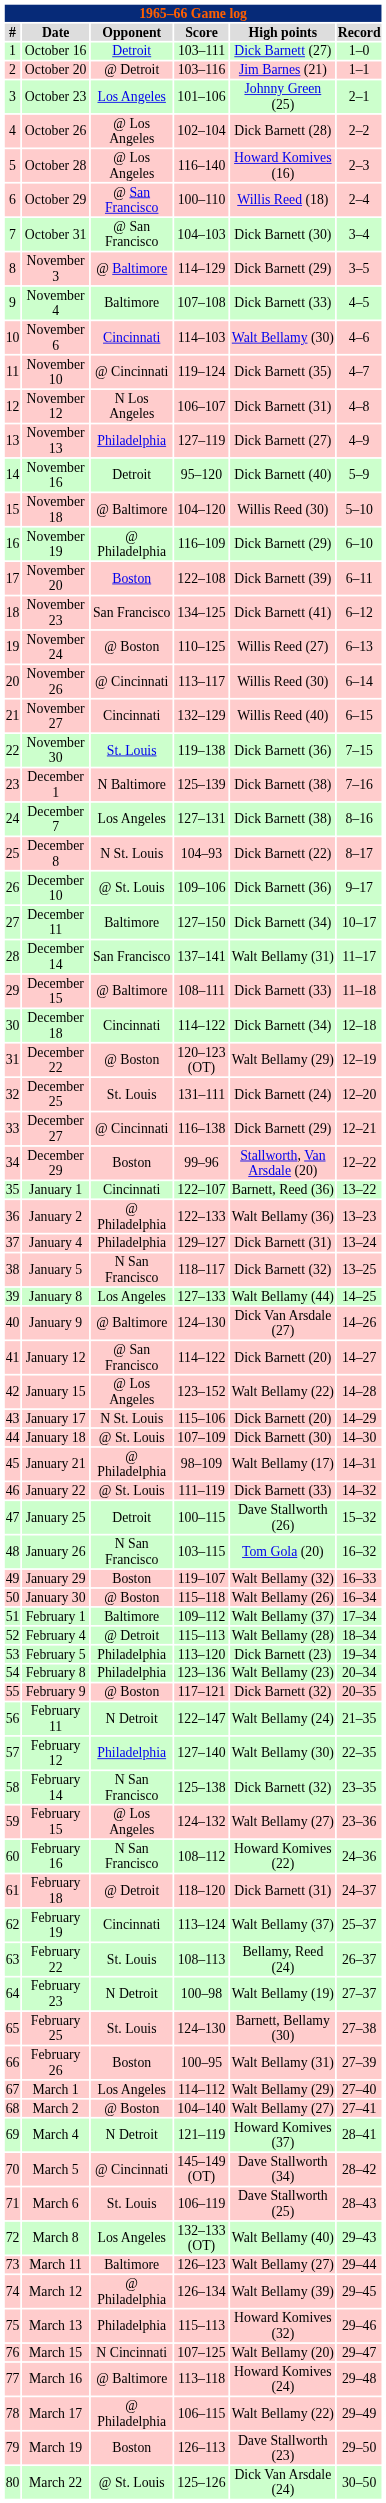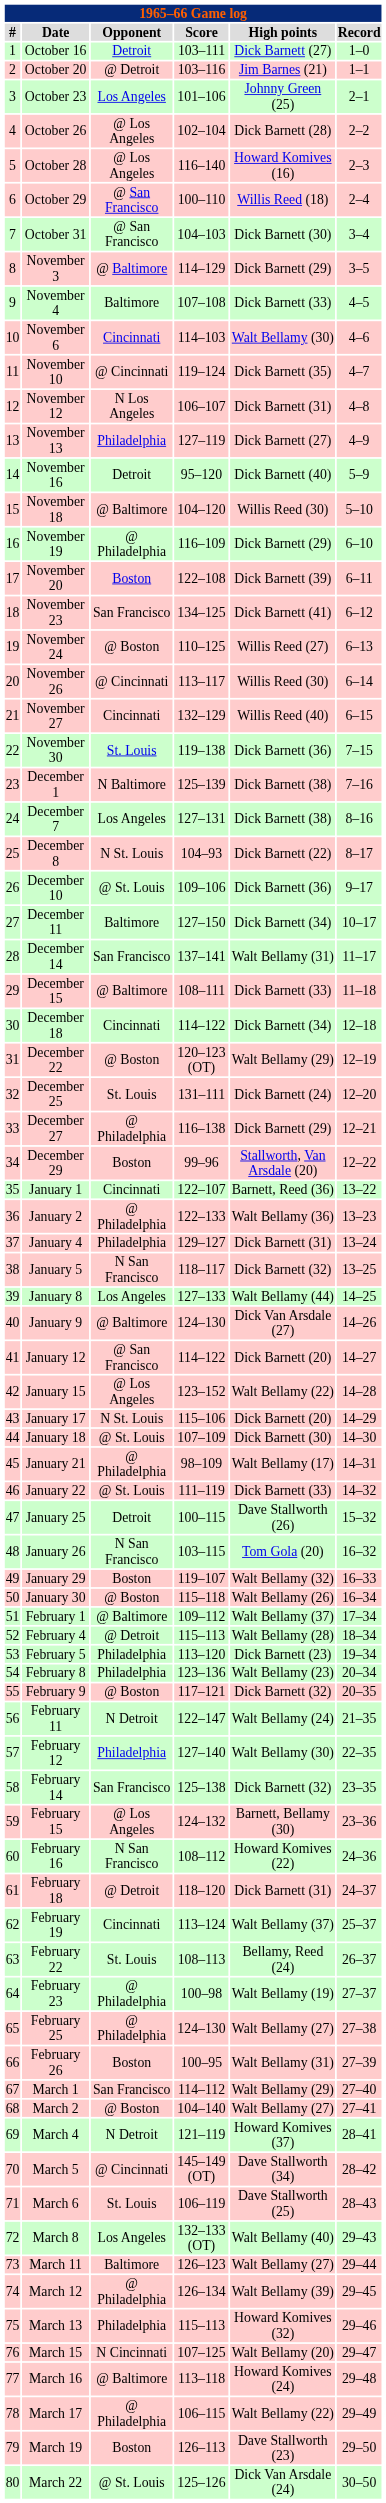(132, 1128) @ Cincinnati -> (132, 1128) @ Philadelphia
(132, 1616) Baltimore -> (132, 1616) @ Baltimore
(132, 1787) N San Francisco -> (132, 1787) San Francisco
(283, 1821) Walt Bellamy (27) -> (283, 1821) Barnett, Bellamy (30)
(132, 1993) N Detroit -> (132, 1993) @ Philadelphia
(132, 2028) St. Louis -> (132, 2028) @ Philadelphia
(283, 2028) Barnett, Bellamy (30) -> (283, 2028) Walt Bellamy (27)
(132, 2089) Los Angeles -> (132, 2089) San Francisco
